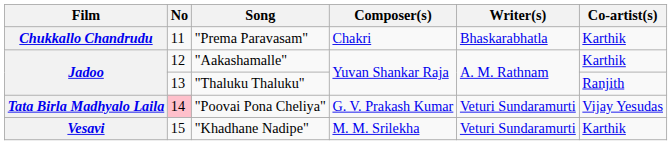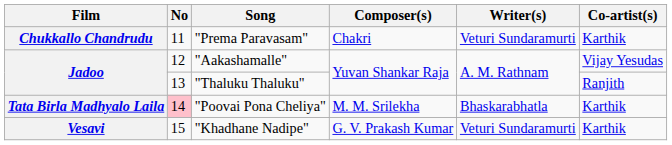(504, 38) Bhaskarabhatla -> (518, 38) Veturi Sundaramurti
(604, 60) Karthik -> (623, 60) Vijay Yesudas
(393, 106) G. V. Prakash Kumar -> (376, 106) M. M. Srilekha
(518, 106) Veturi Sundaramurti -> (504, 106) Bhaskarabhatla
(623, 106) Vijay Yesudas -> (604, 106) Karthik
(376, 128) M. M. Srilekha -> (393, 128) G. V. Prakash Kumar
